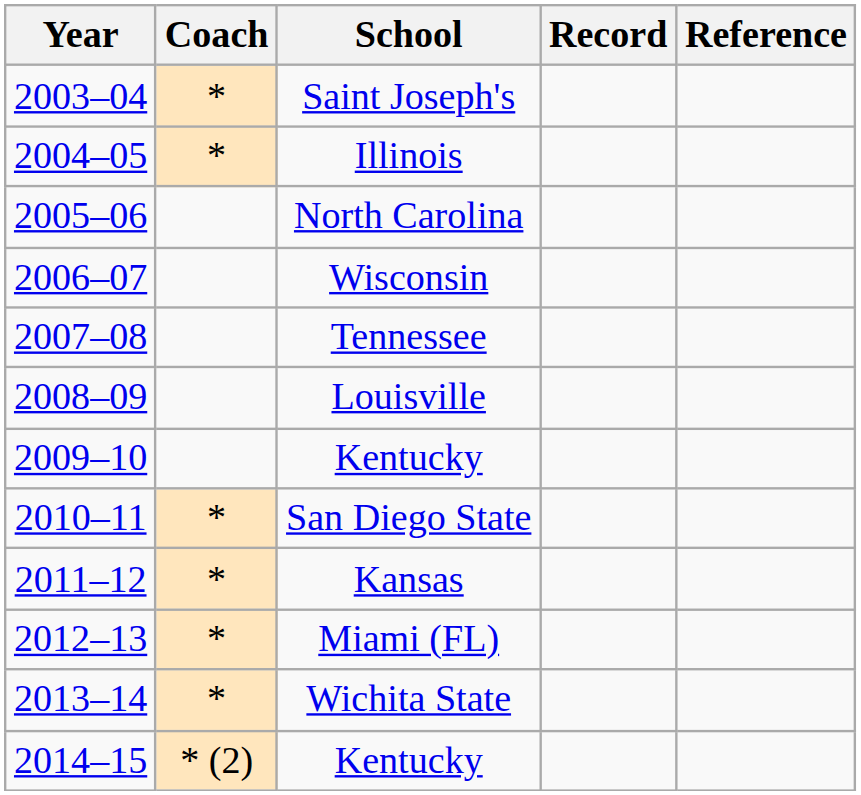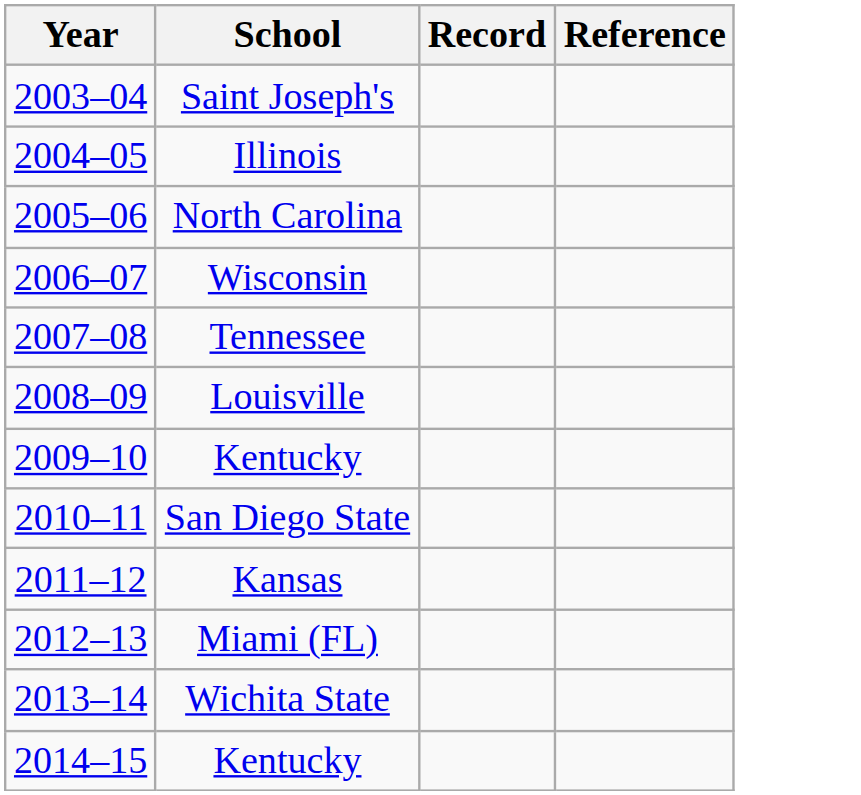- column: (217, 34)
